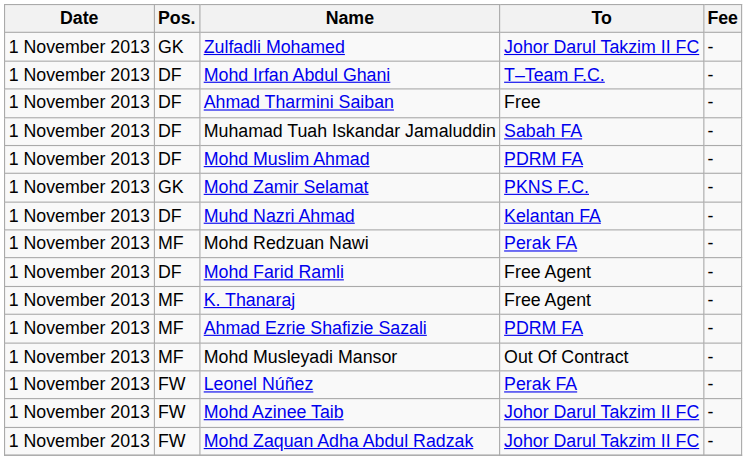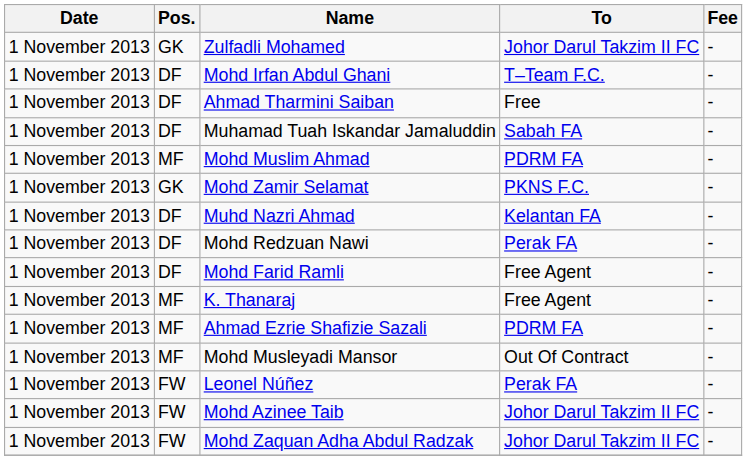(170, 159) DF -> (171, 159) MF
(171, 243) MF -> (170, 243) DF
